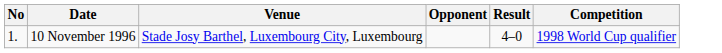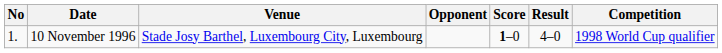+ column: (509, 15)
